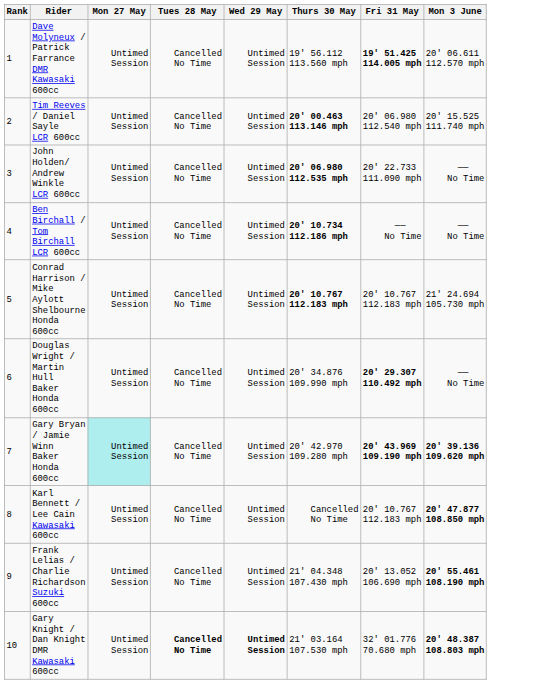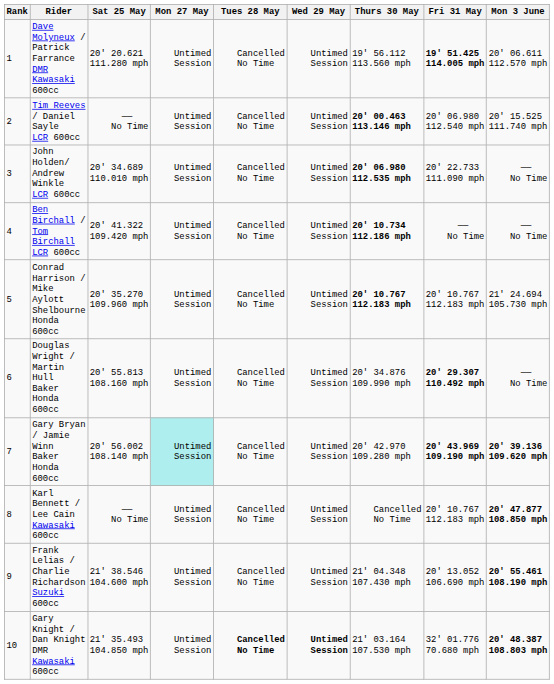+ column: (119, 12)
